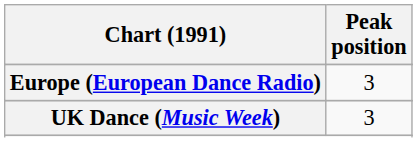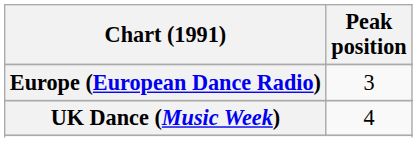(369, 117) 3 -> (369, 117) 4
